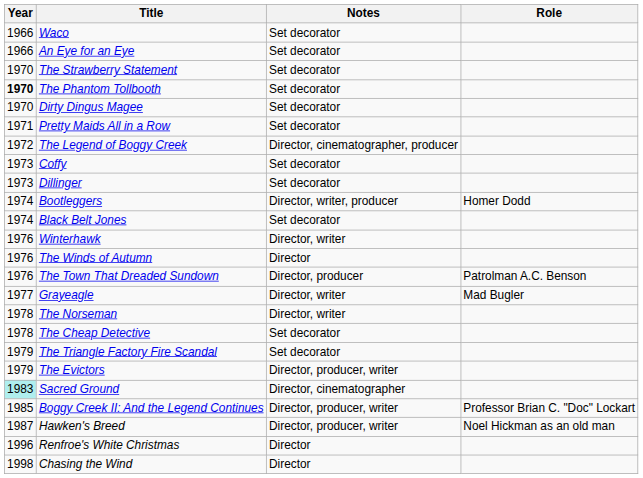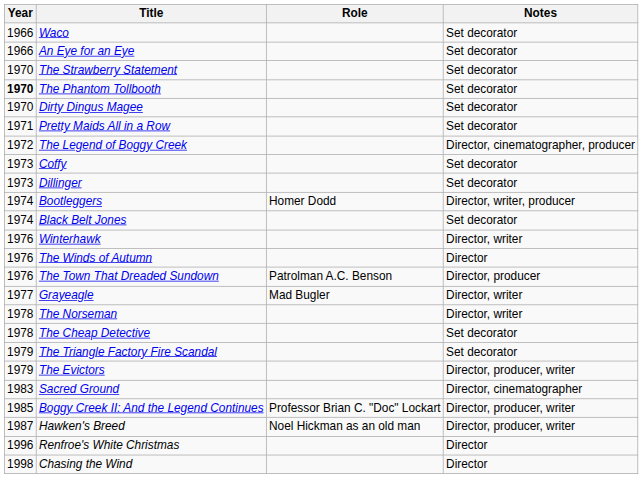columns swapped: (549, 13) <-> (363, 13)
(20, 389) paleturquoise background -> (20, 389) no background
